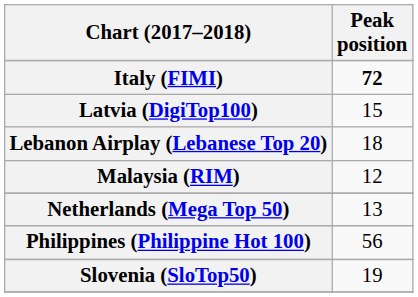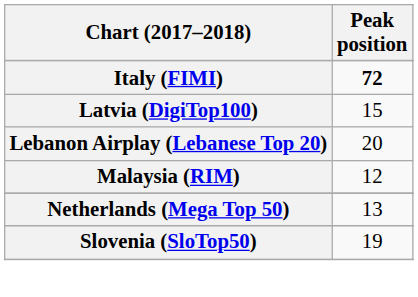(372, 143) 18 -> (372, 143) 20
- row: (168, 242)
